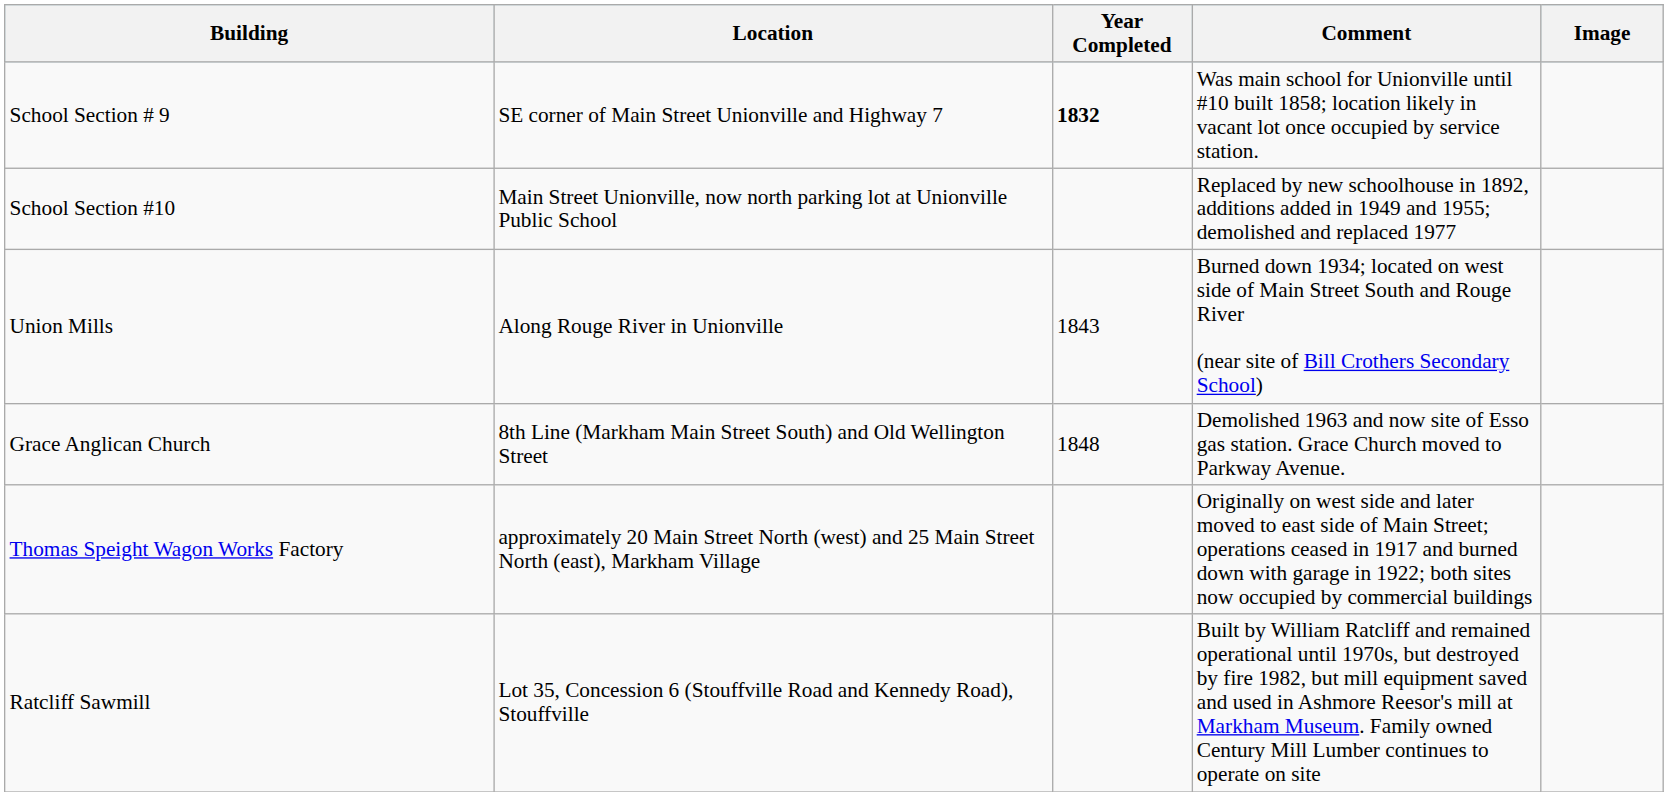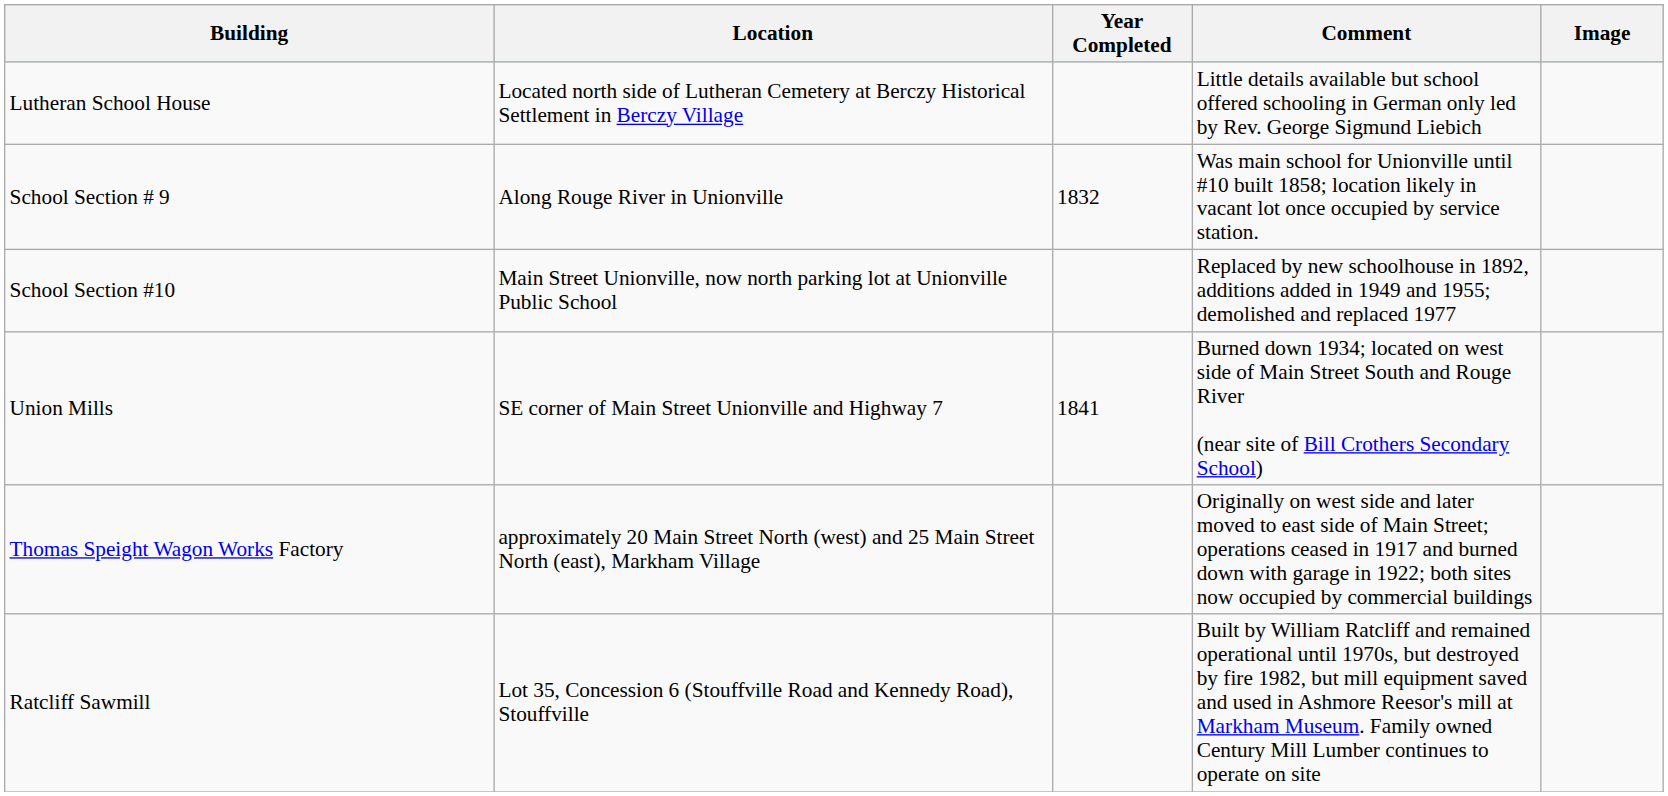+ row: (110, 103)
(721, 114) SE corner of Main Street Unionville and Highway 7 -> (641, 196) Along Rouge River in Unionville
(1078, 114) bold -> (1078, 196) normal
(641, 326) Along Rouge River in Unionville -> (721, 407) SE corner of Main Street Unionville and Highway 7
(1078, 326) 1843 -> (1078, 407) 1841
- row: (110, 443)
